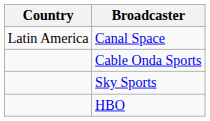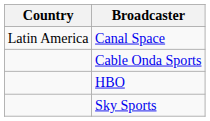rows swapped: (126, 82) <-> (110, 104)
